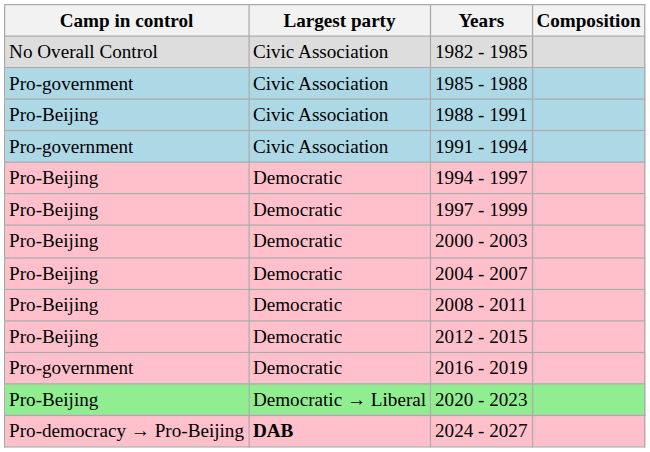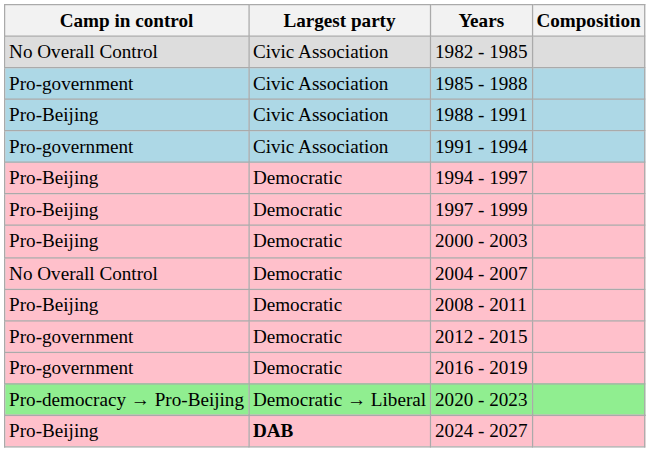(54, 273) Pro-Beijing -> (83, 273) No Overall Control
(54, 336) Pro-Beijing -> (71, 336) Pro-government
(54, 399) Pro-Beijing -> (127, 399) Pro-democracy → Pro-Beijing
(127, 431) Pro-democracy → Pro-Beijing -> (54, 431) Pro-Beijing
